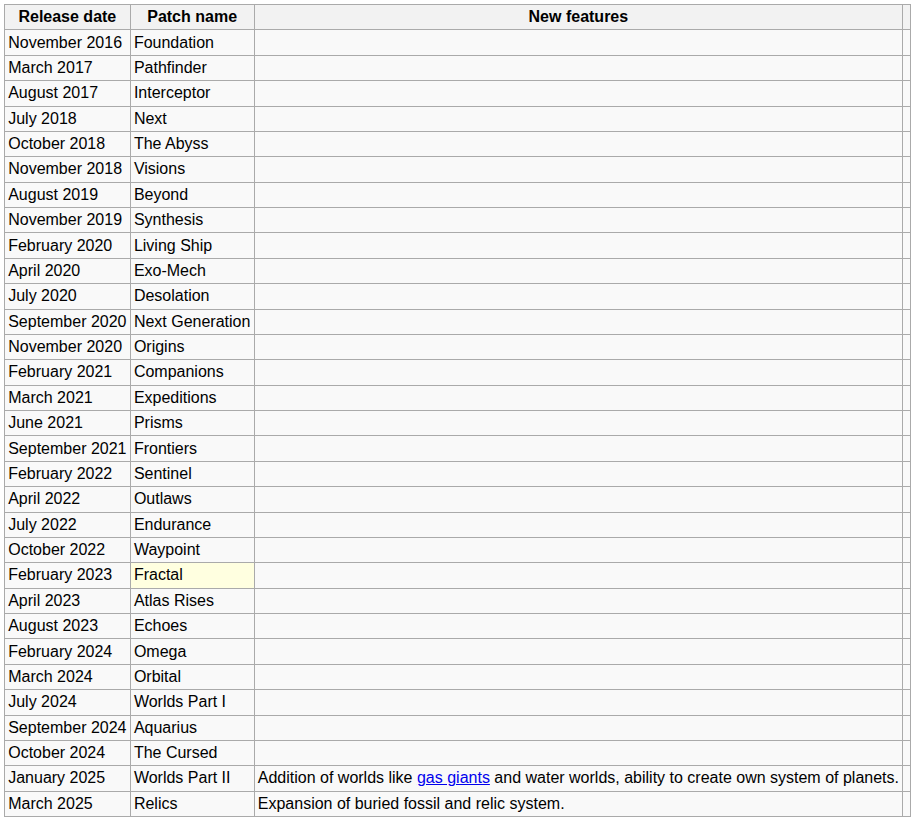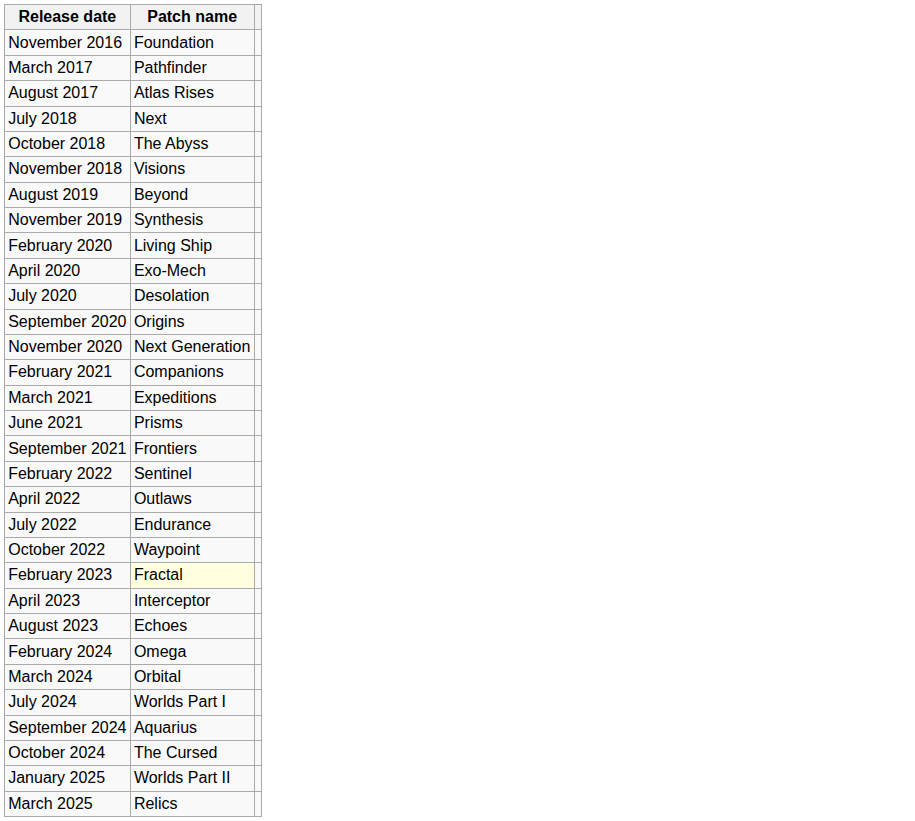- column: (578, 17)
(172, 93) Interceptor -> (174, 93) Atlas Rises
(192, 321) Next Generation -> (159, 321) Origins
(159, 347) Origins -> (192, 347) Next Generation
(174, 600) Atlas Rises -> (172, 600) Interceptor
